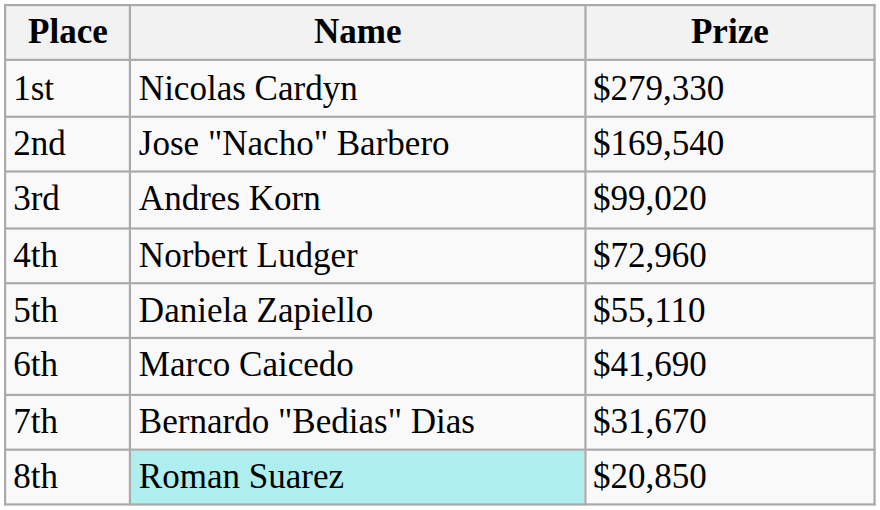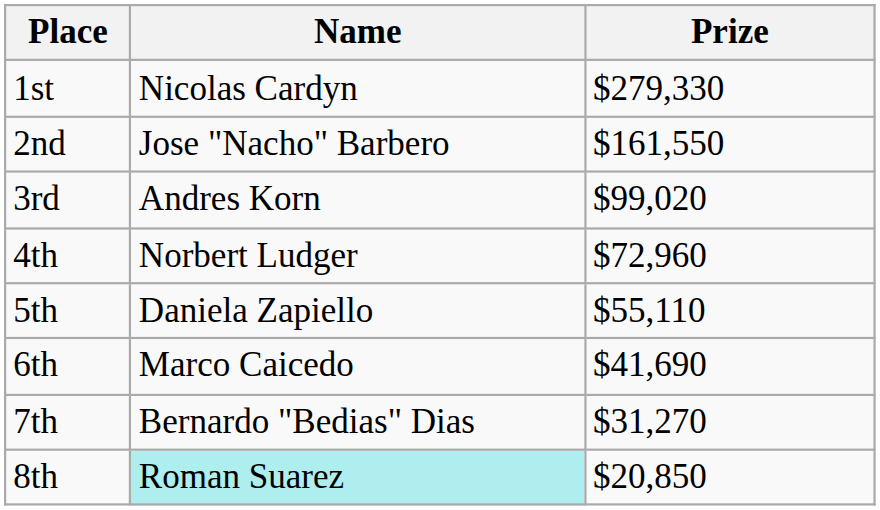(659, 143) $169,540 -> (659, 143) $161,550
(650, 421) $31,670 -> (650, 421) $31,270
